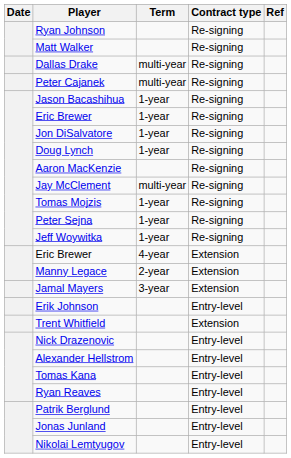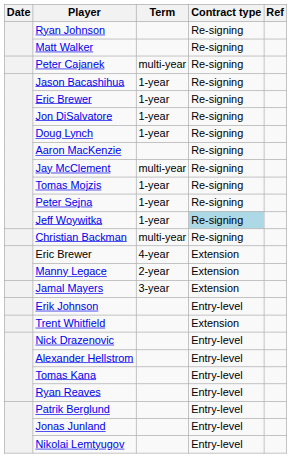- row: (67, 64)
(217, 237) no background -> (217, 220) lightblue background
+ row: (81, 237)
